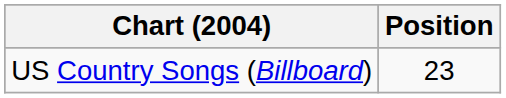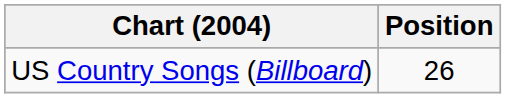(439, 69) 23 -> (439, 69) 26
